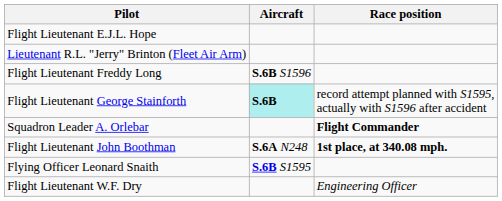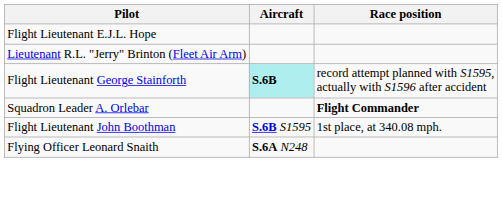- row: (84, 73)
(280, 147) S.6A N248 -> (281, 127) S.6B S1595
(382, 147) bold -> (379, 127) normal
(281, 166) S.6B S1595 -> (280, 147) S.6A N248
- row: (75, 186)
